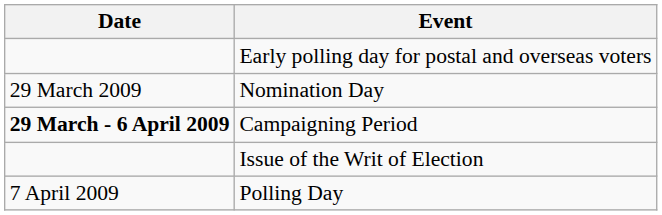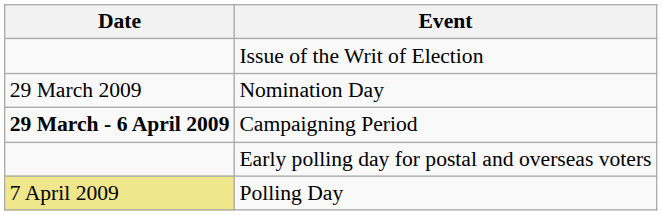rows swapped: (361, 158) <-> (445, 55)
(64, 192) no background -> (64, 192) khaki background
